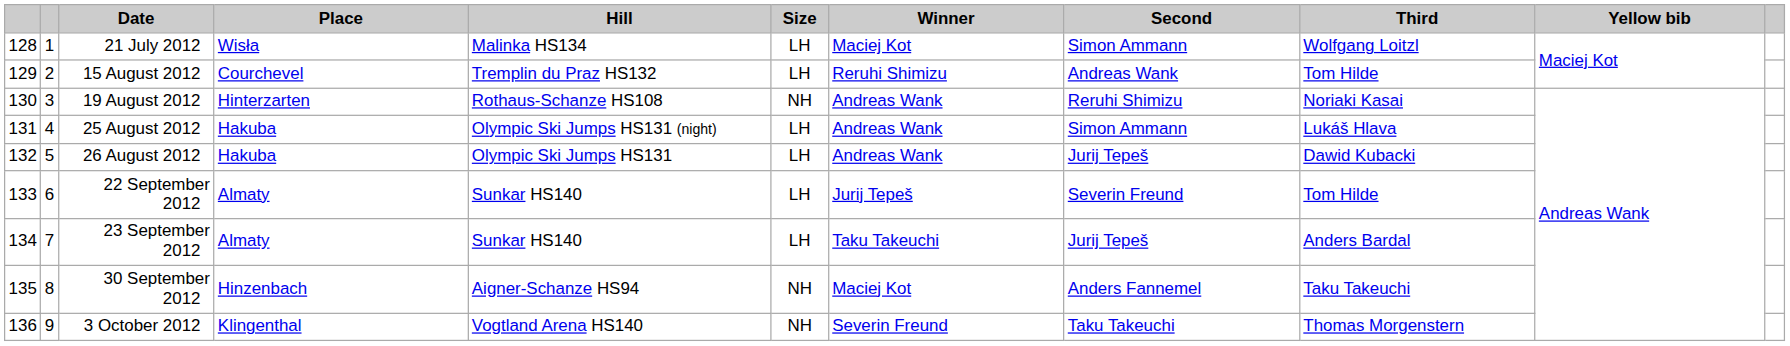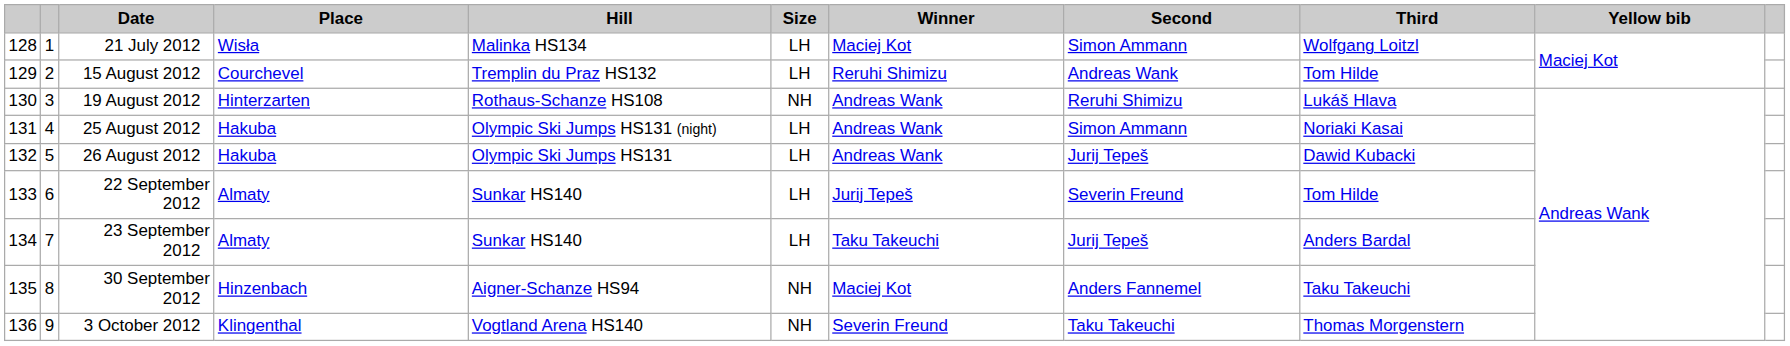(1353, 101) Noriaki Kasai -> (1350, 101) Lukáš Hlava
(1350, 128) Lukáš Hlava -> (1353, 128) Noriaki Kasai
